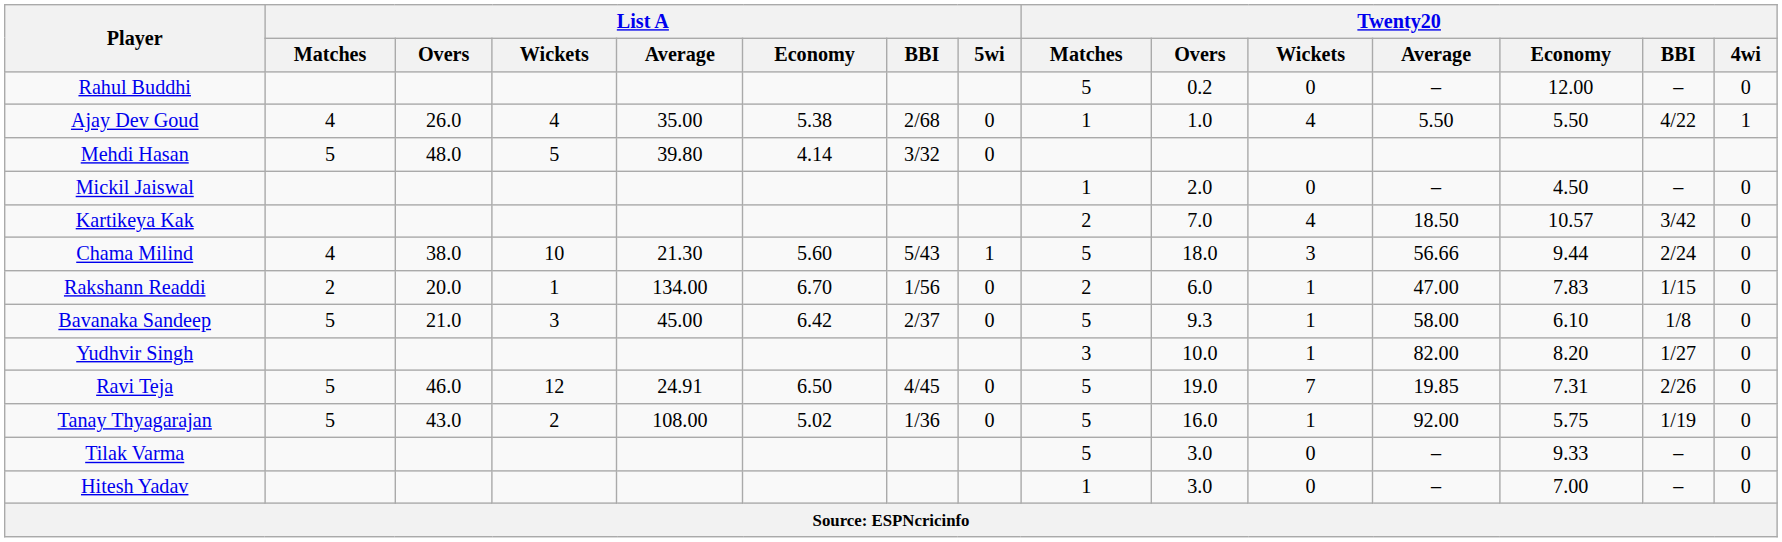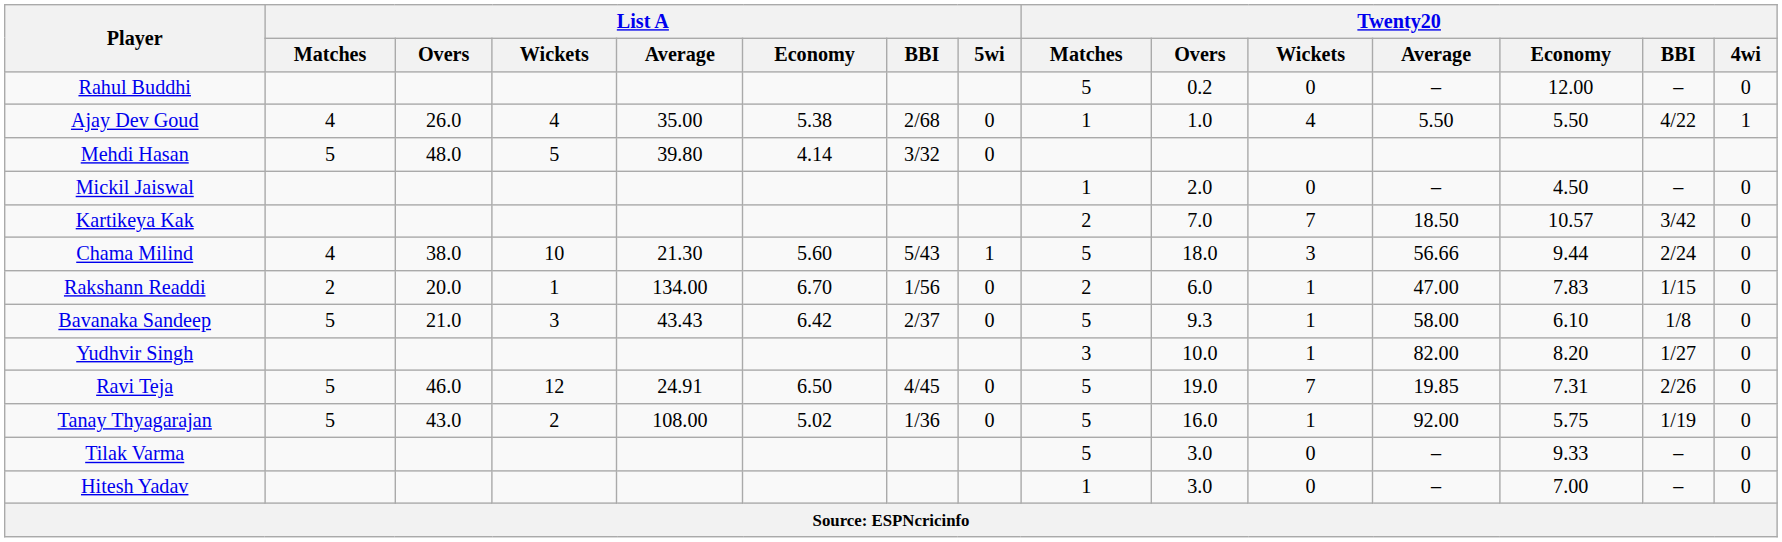(1311, 221) 4 -> (1311, 221) 7
(680, 320) 45.00 -> (680, 320) 43.43
